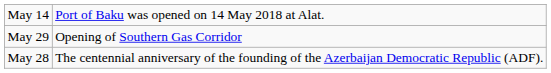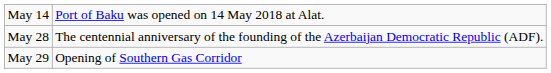rows swapped: (28, 57) <-> (28, 36)
